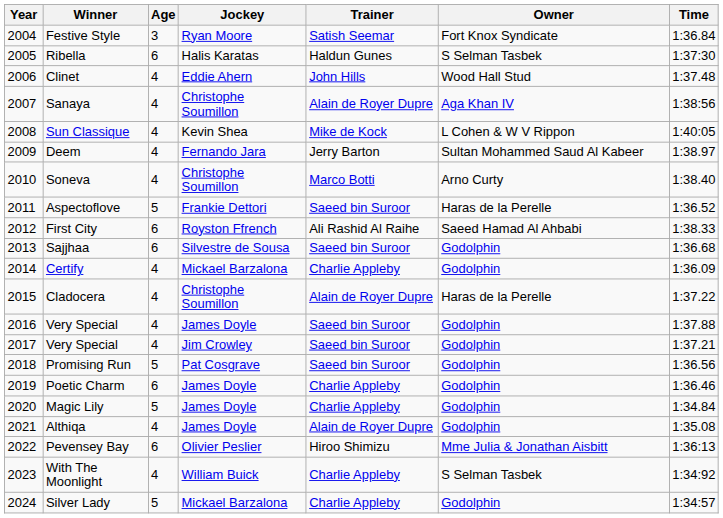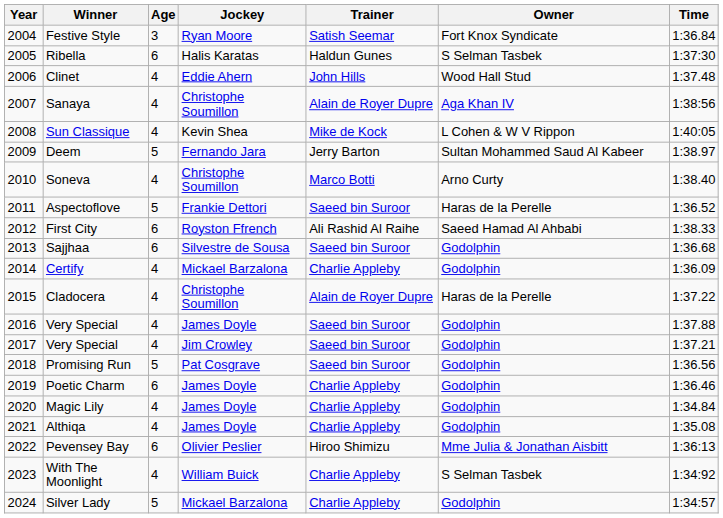(155, 152) 4 -> (155, 152) 5
(155, 406) 5 -> (155, 406) 4
(371, 427) Alain de Royer Dupre -> (355, 427) Charlie Appleby
